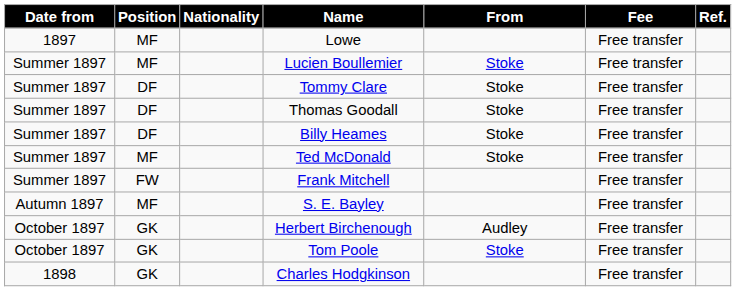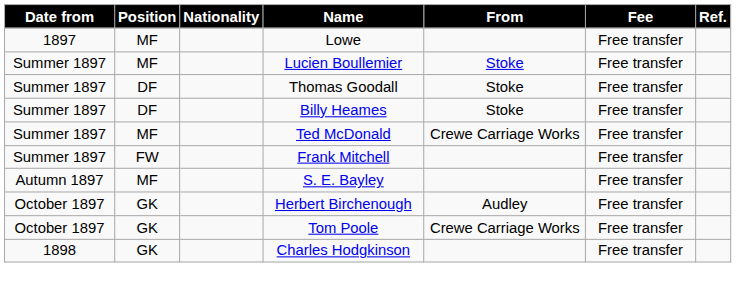- row: (343, 87)
(505, 157) Stoke -> (505, 134) Crewe Carriage Works
(505, 251) Stoke -> (505, 228) Crewe Carriage Works
